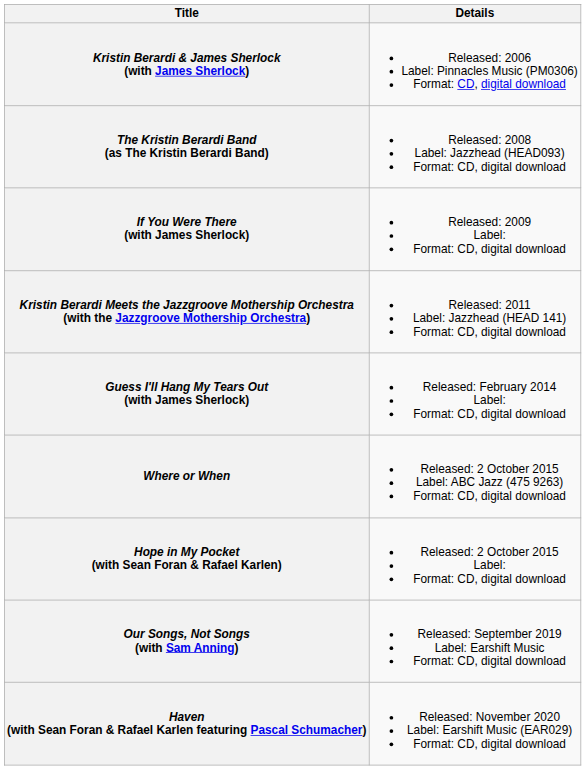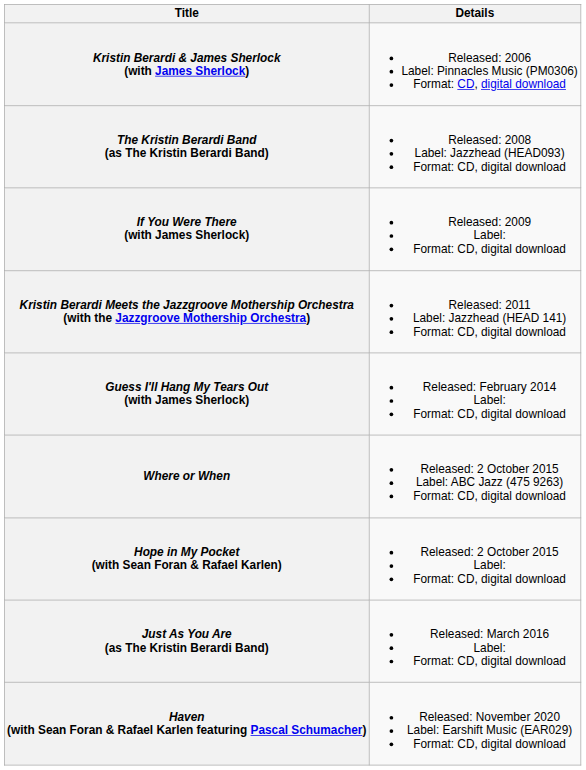+ row: (187, 641)
- row: (187, 641)
